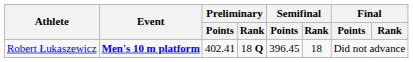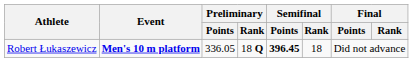(220, 49) 402.41 -> (220, 49) 336.05
(284, 49) normal -> (284, 49) bold
